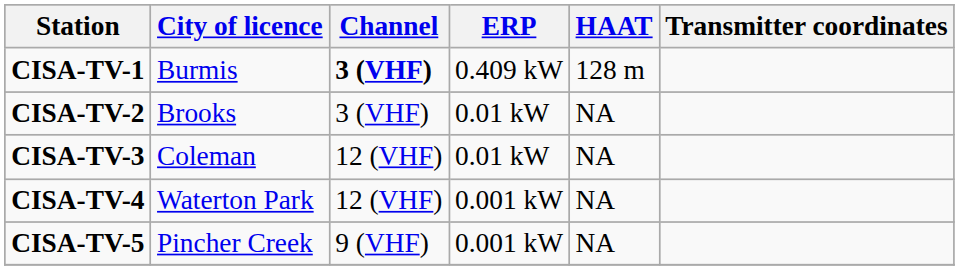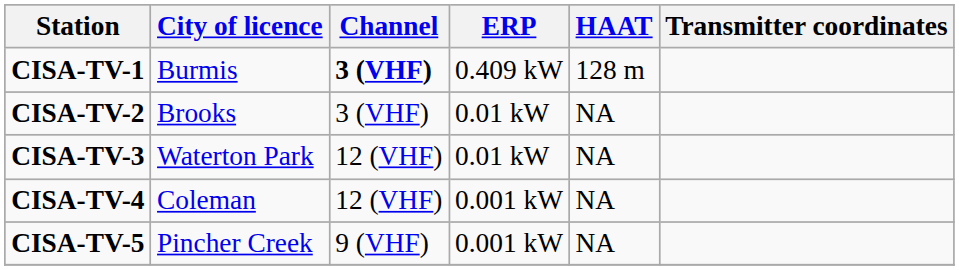(206, 156) Coleman -> (235, 156) Waterton Park
(235, 199) Waterton Park -> (206, 199) Coleman
